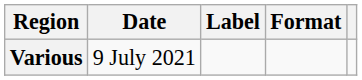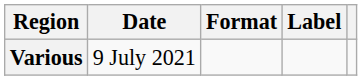columns swapped: (306, 22) <-> (233, 22)
